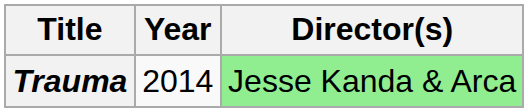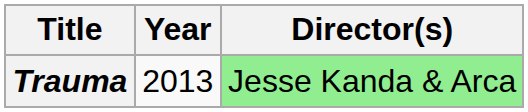(178, 80) 2014 -> (178, 80) 2013
